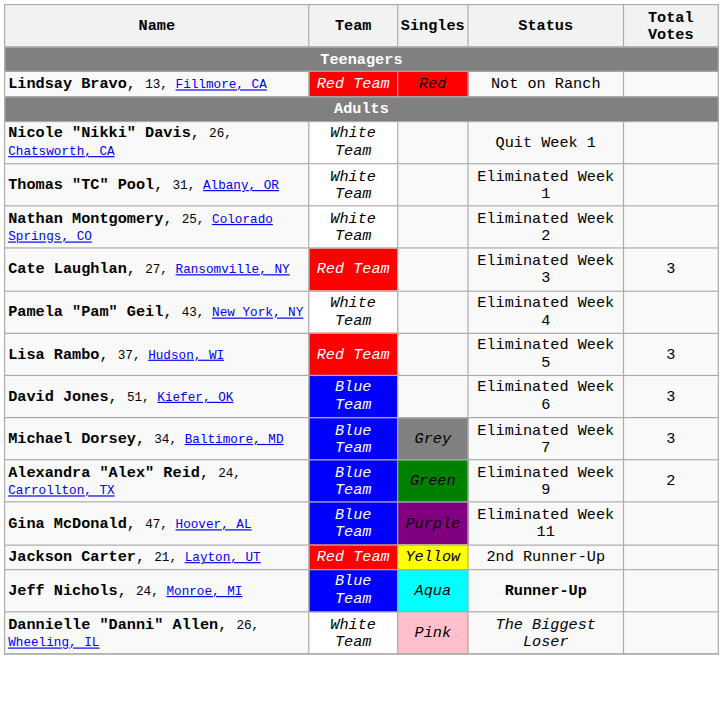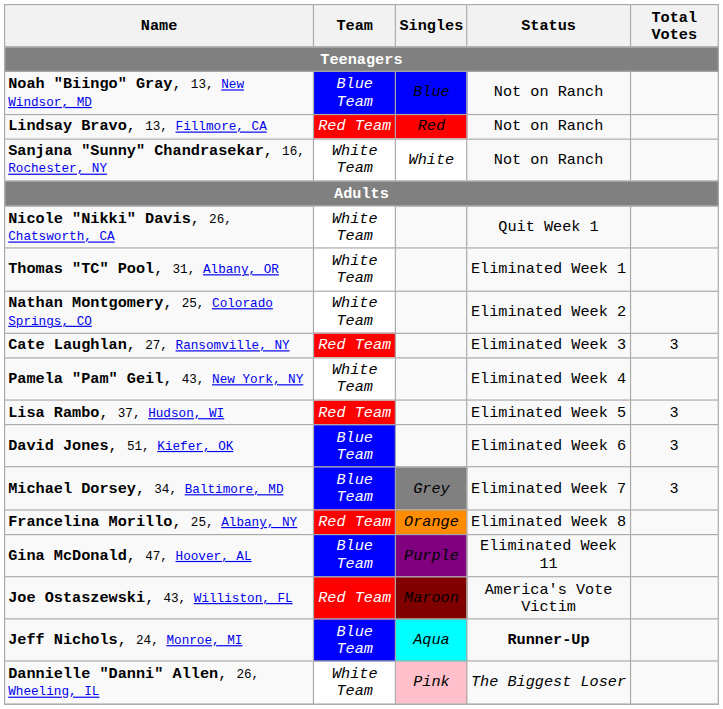+ row: (126, 92)
+ row: (157, 159)
+ row: (153, 522)
- row: (125, 481)
+ row: (150, 598)
- row: (134, 557)
